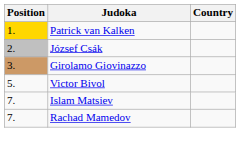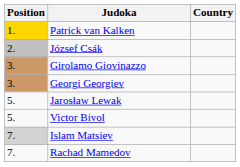+ row: (87, 83)
+ row: (86, 100)
(11, 100) no background -> (11, 135) lightgrey background
